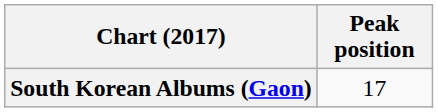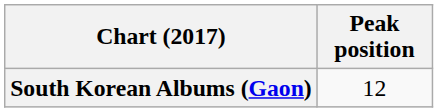(374, 87) 17 -> (374, 87) 12
